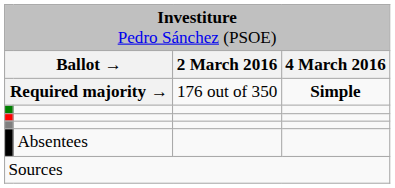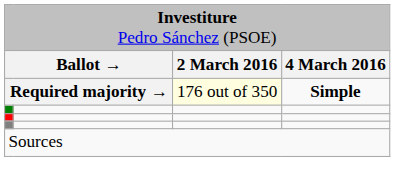(227, 91) no background -> (227, 91) lightyellow background
- row: (9, 142)
